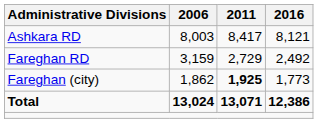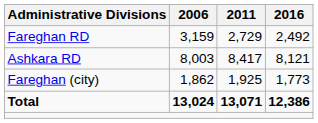rows swapped: (44, 36) <-> (48, 58)
(245, 79) bold -> (245, 79) normal
